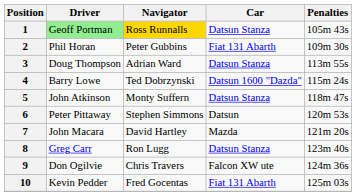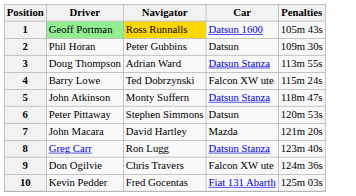(239, 30) Datsun Stanza -> (236, 30) Datsun 1600
(242, 47) Fiat 131 Abarth -> (224, 47) Datsun
(255, 81) Datsun 1600 "Dazda" -> (241, 81) Falcon XW ute
